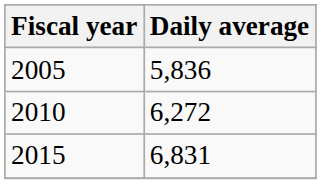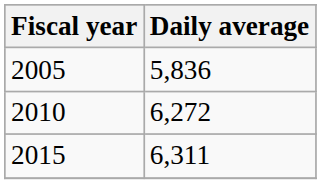(180, 155) 6,831 -> (180, 155) 6,311
